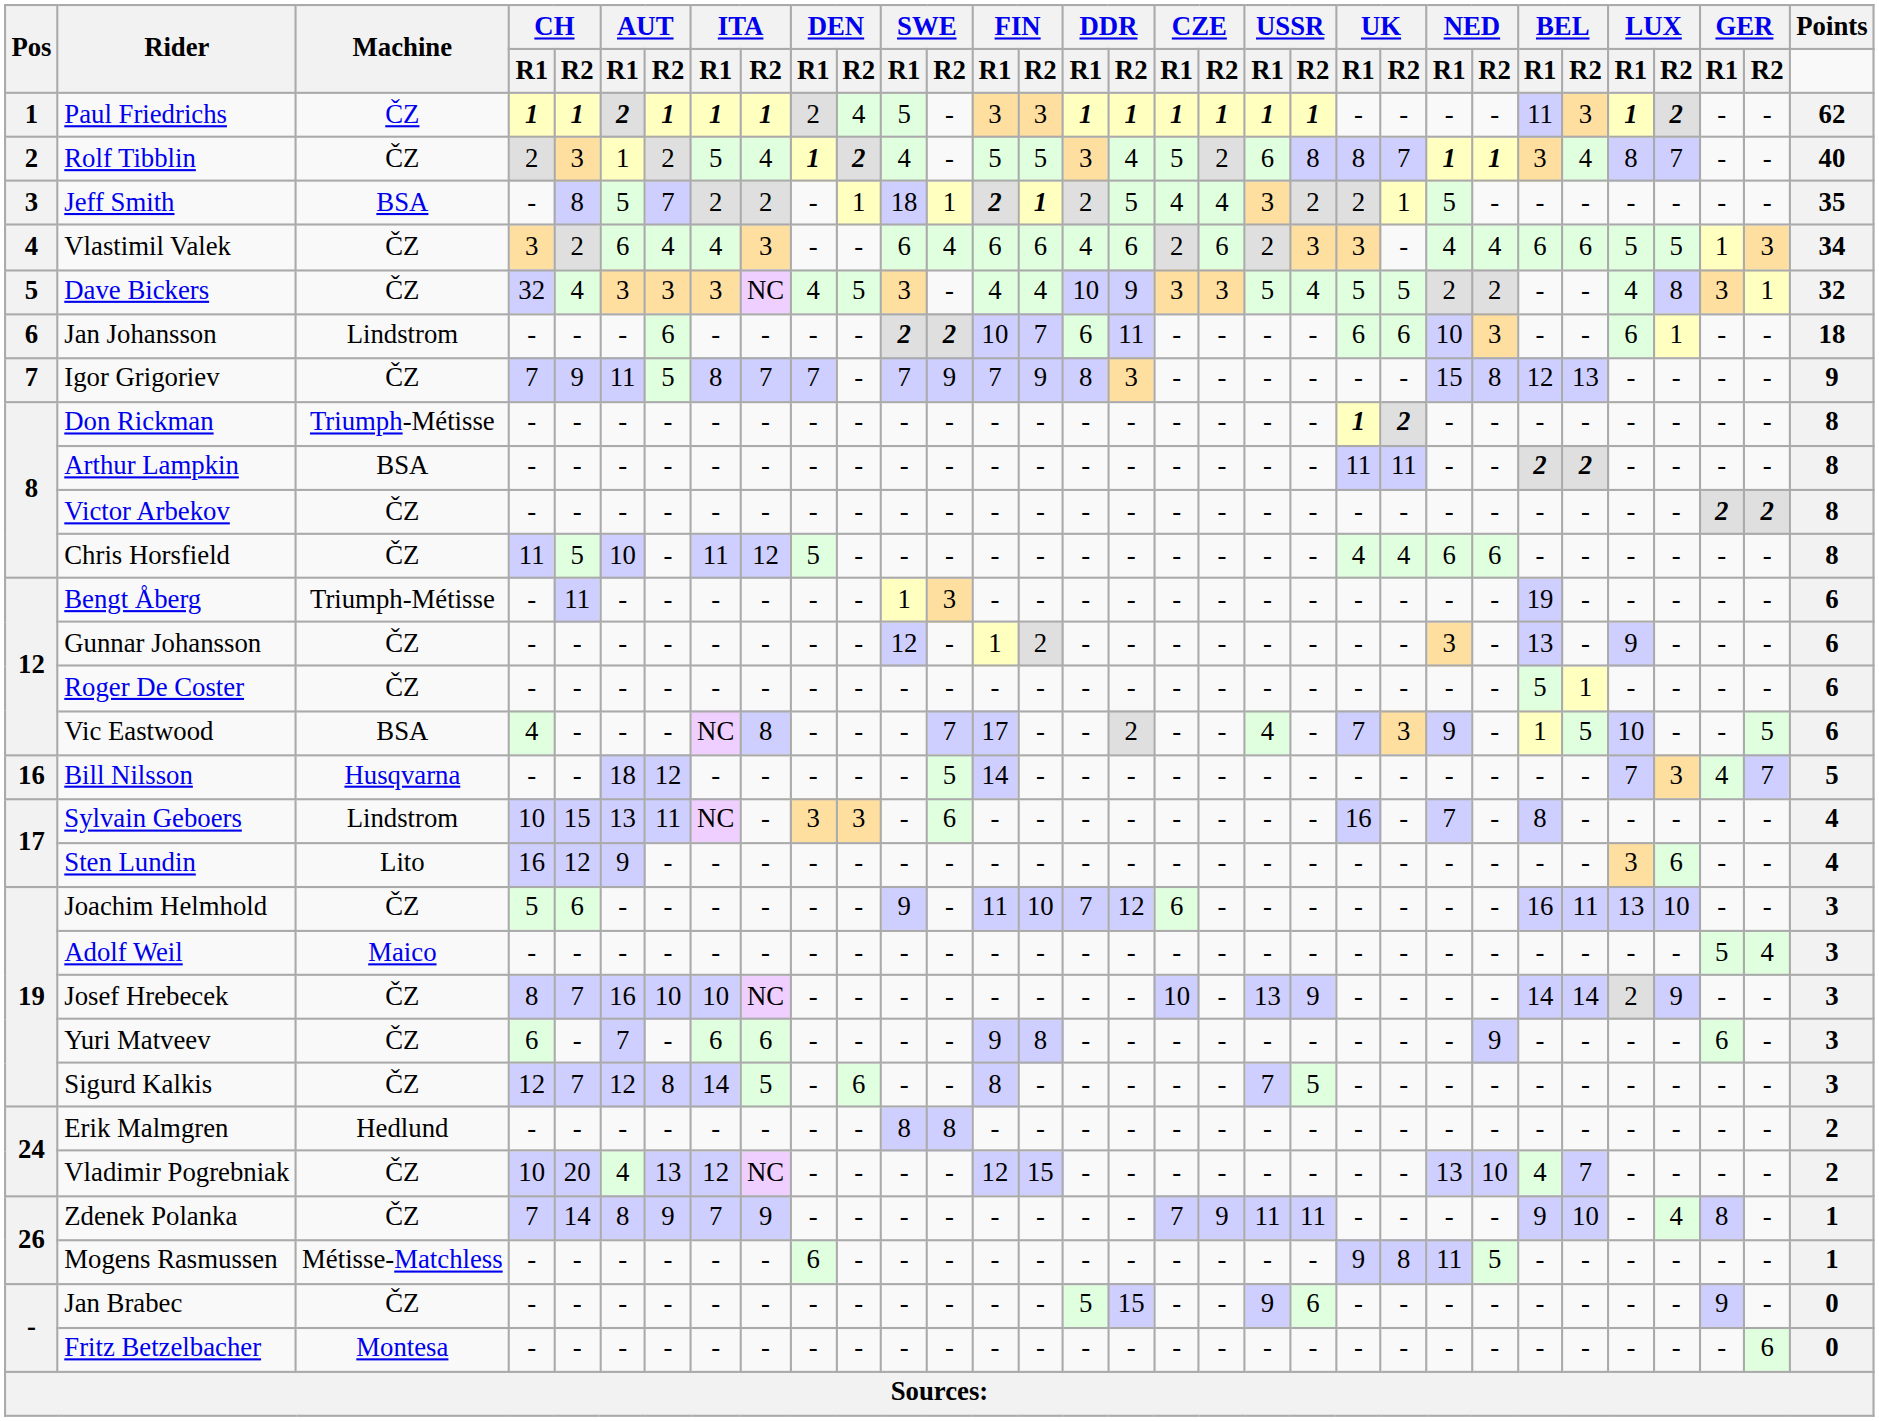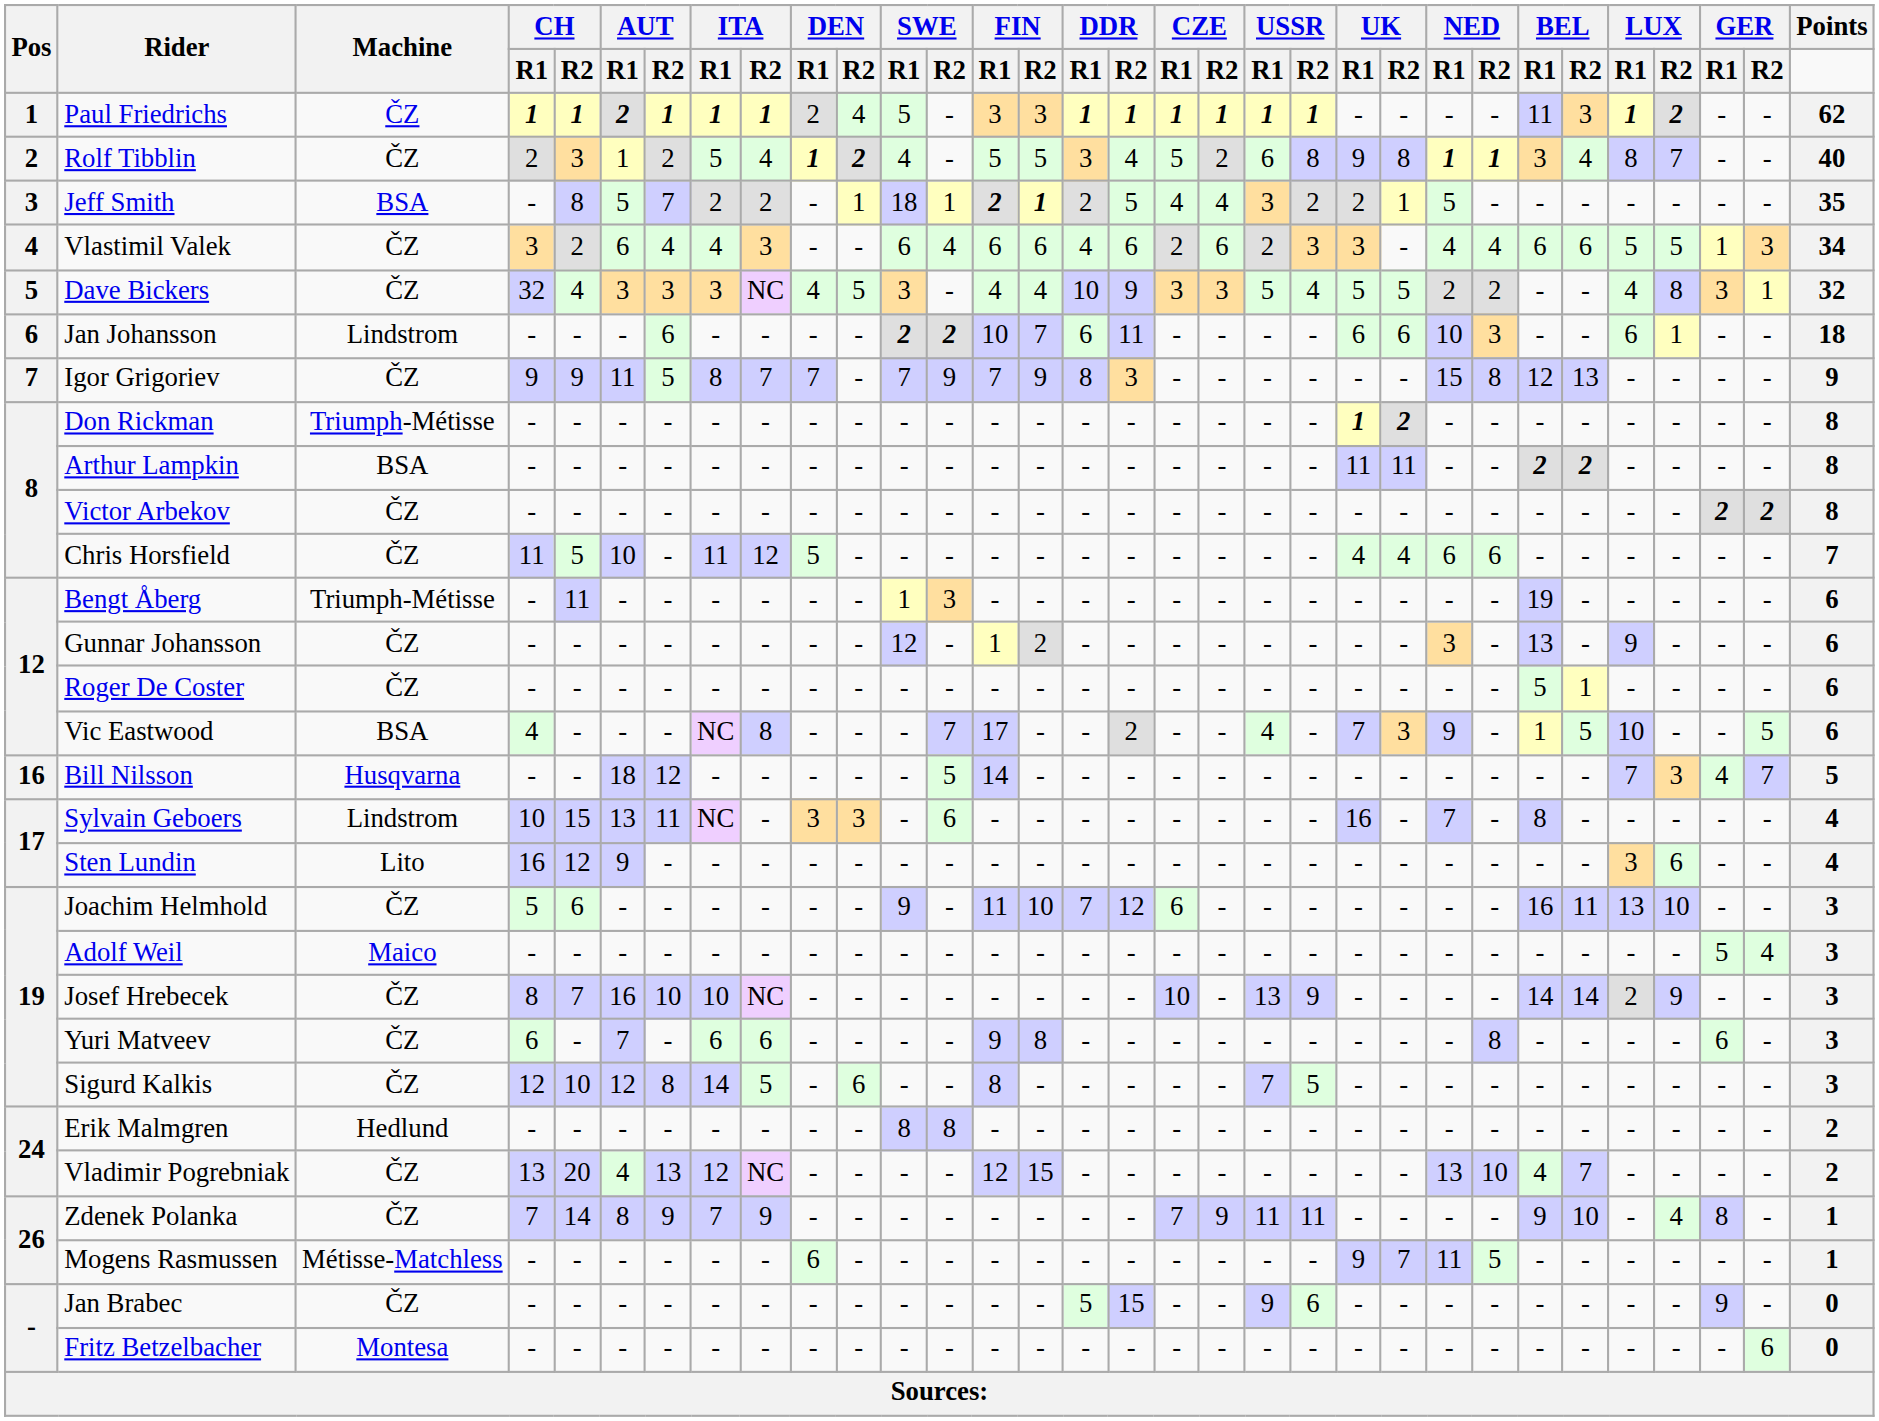(1358, 158) 8 -> (1358, 158) 9
(1404, 158) 7 -> (1404, 158) 8
(532, 379) 7 -> (532, 379) 9
(1832, 555) 8 -> (1832, 555) 7
(1495, 1040) 9 -> (1495, 1040) 8
(577, 1084) 7 -> (577, 1084) 10
(532, 1172) 10 -> (532, 1172) 13
(1404, 1260) 8 -> (1404, 1260) 7
